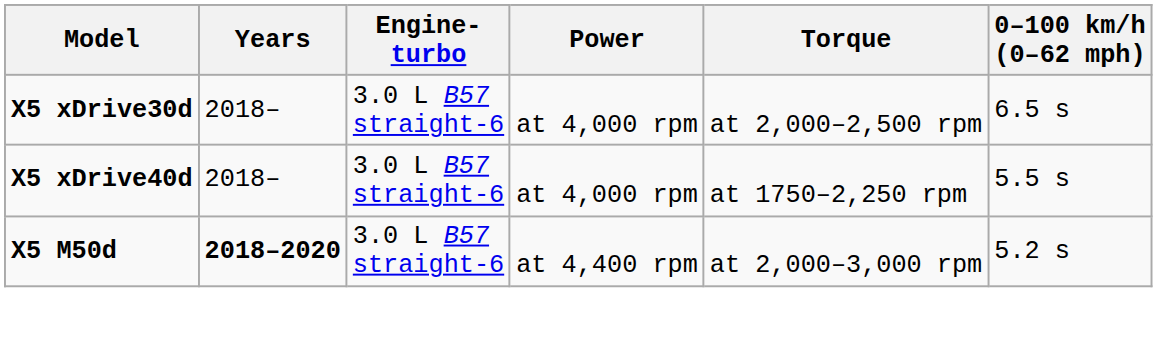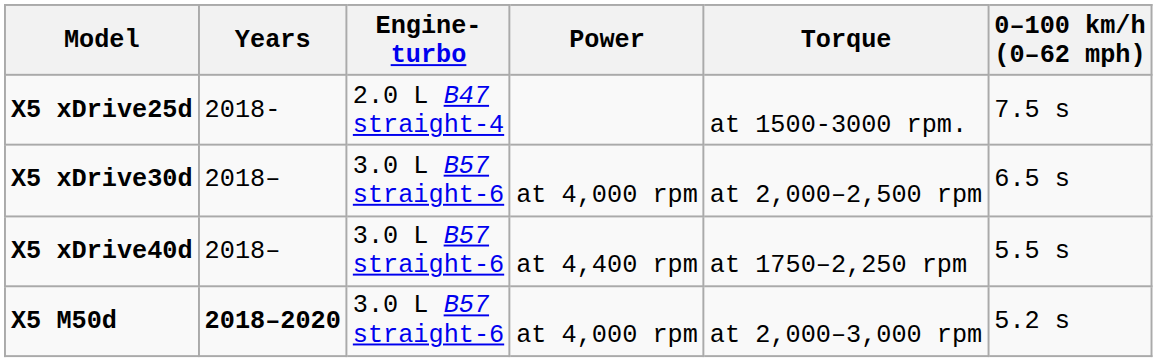+ row: (102, 110)
(607, 195) at 4,000 rpm -> (607, 265) at 4,400 rpm
(607, 265) at 4,400 rpm -> (607, 335) at 4,000 rpm
